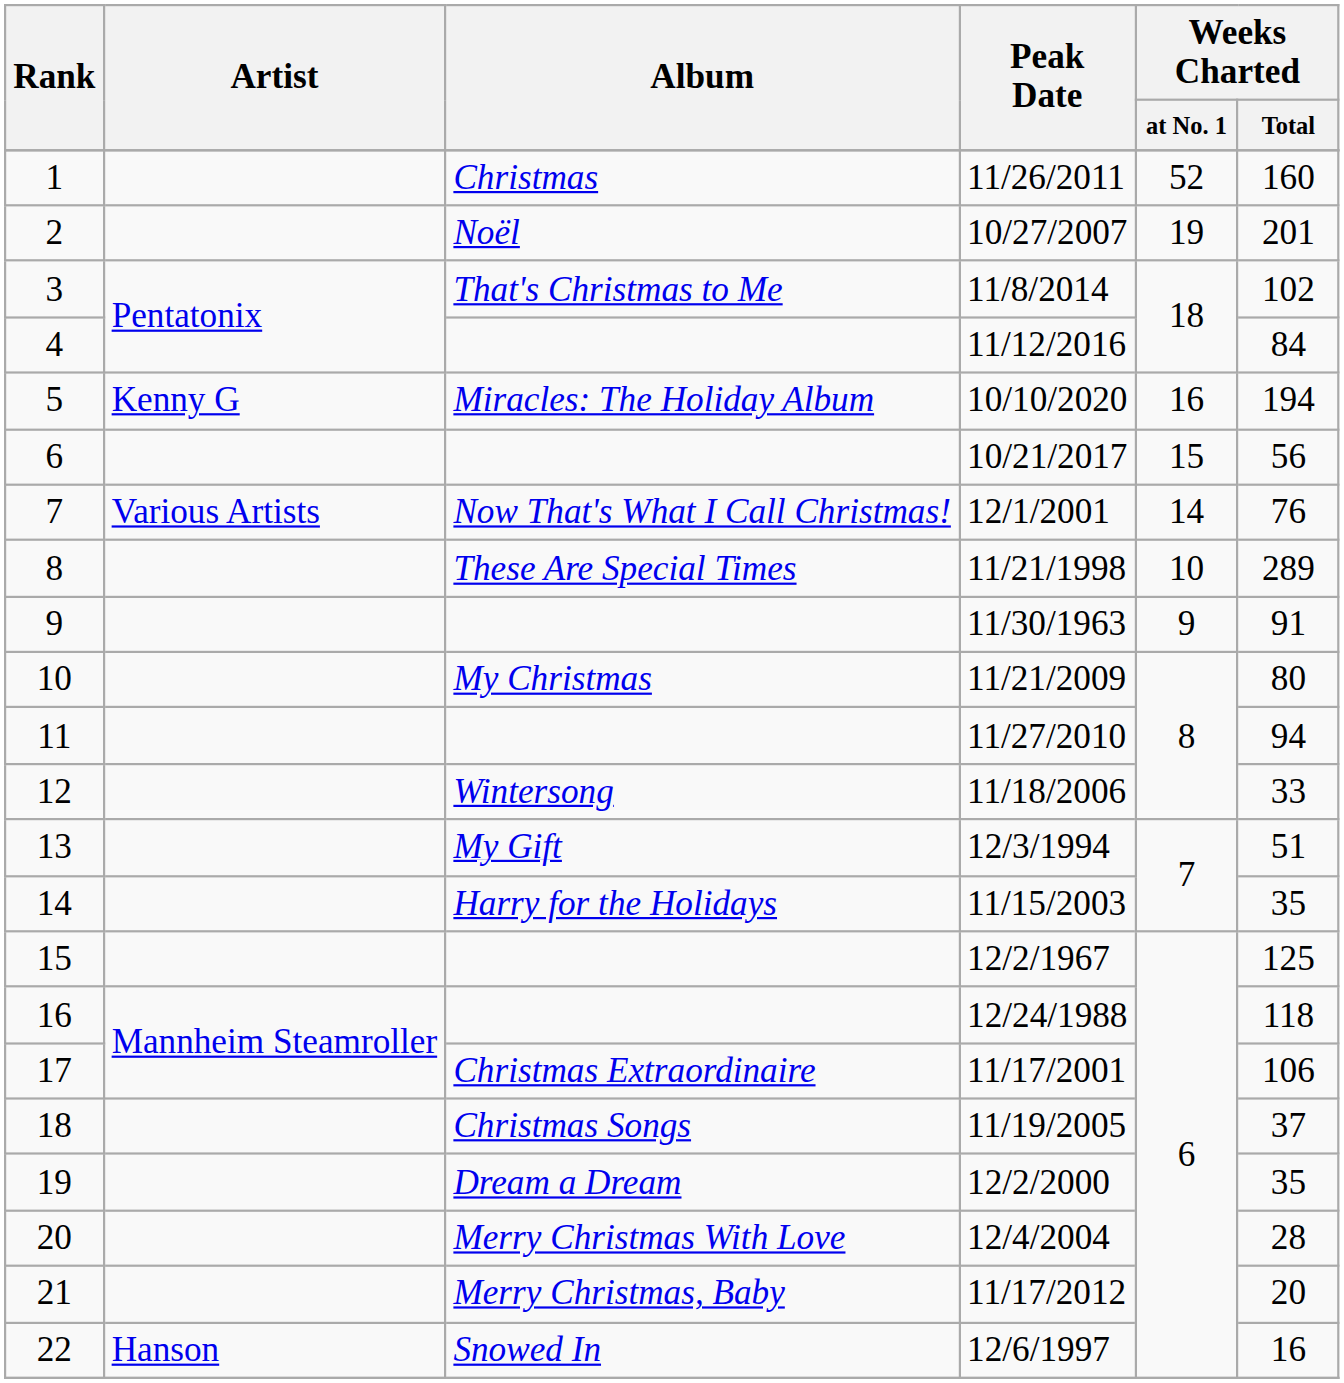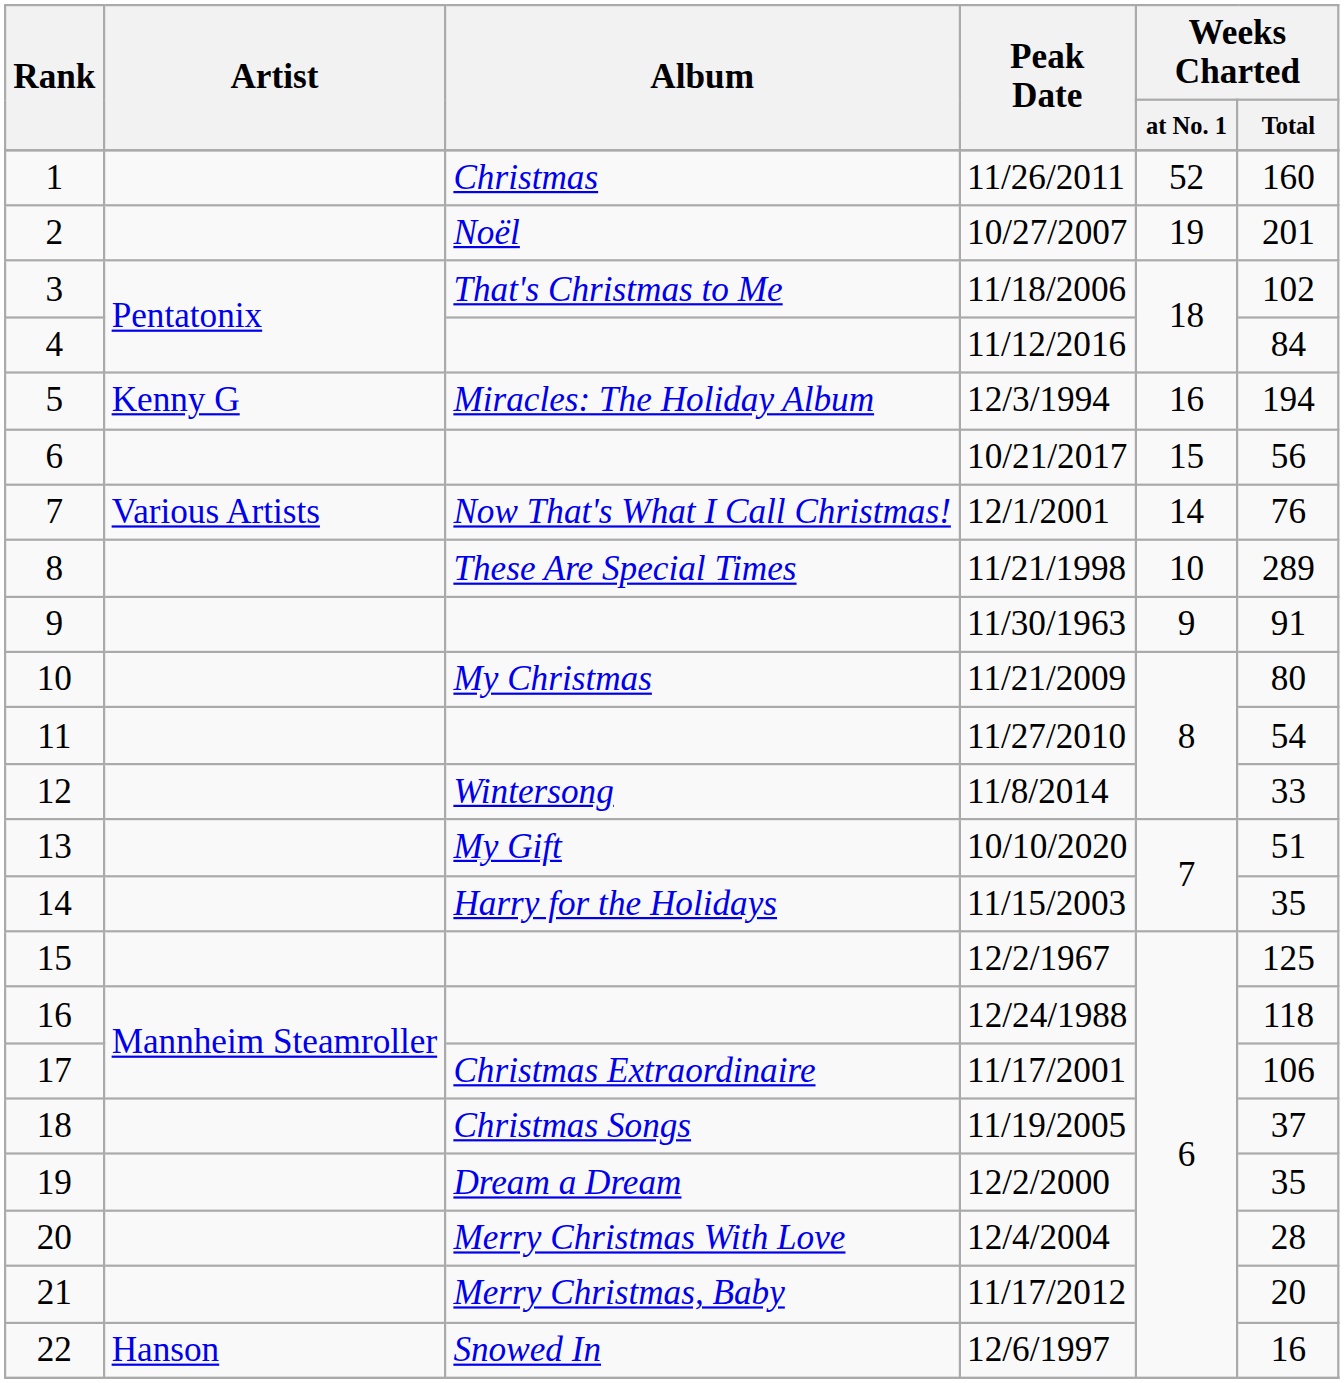(1038, 288) 11/8/2014 -> (1047, 288) 11/18/2006
(1047, 400) 10/10/2020 -> (1038, 400) 12/3/1994
(1288, 735) 94 -> (1288, 735) 54
(1047, 790) 11/18/2006 -> (1038, 790) 11/8/2014
(1038, 846) 12/3/1994 -> (1047, 846) 10/10/2020
